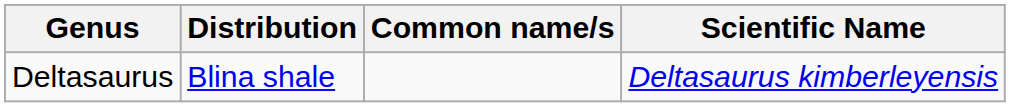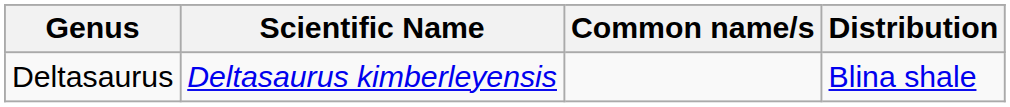columns swapped: (813, 28) <-> (272, 28)
